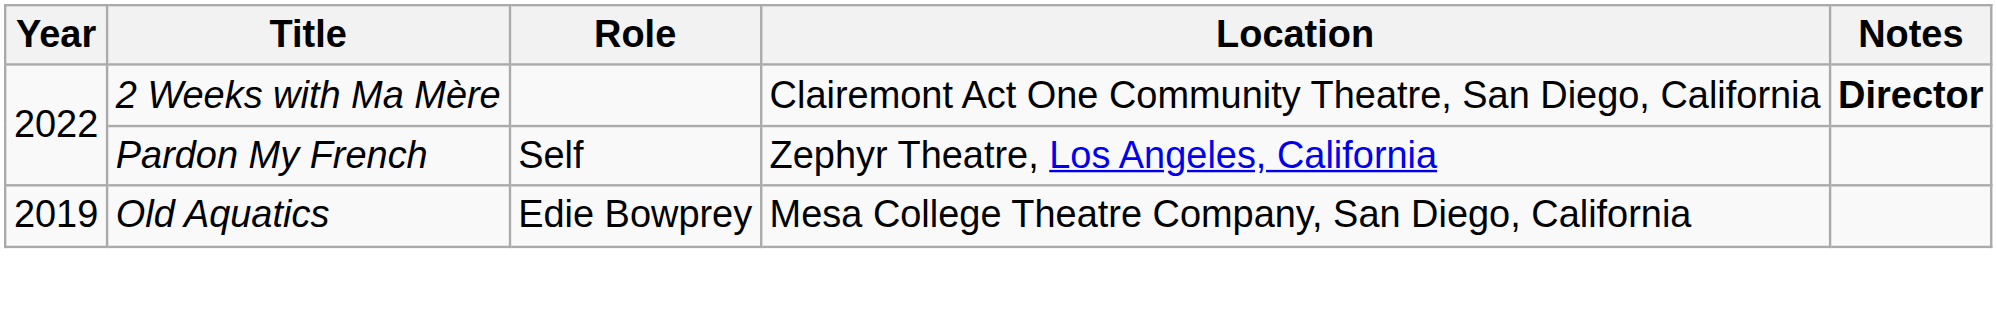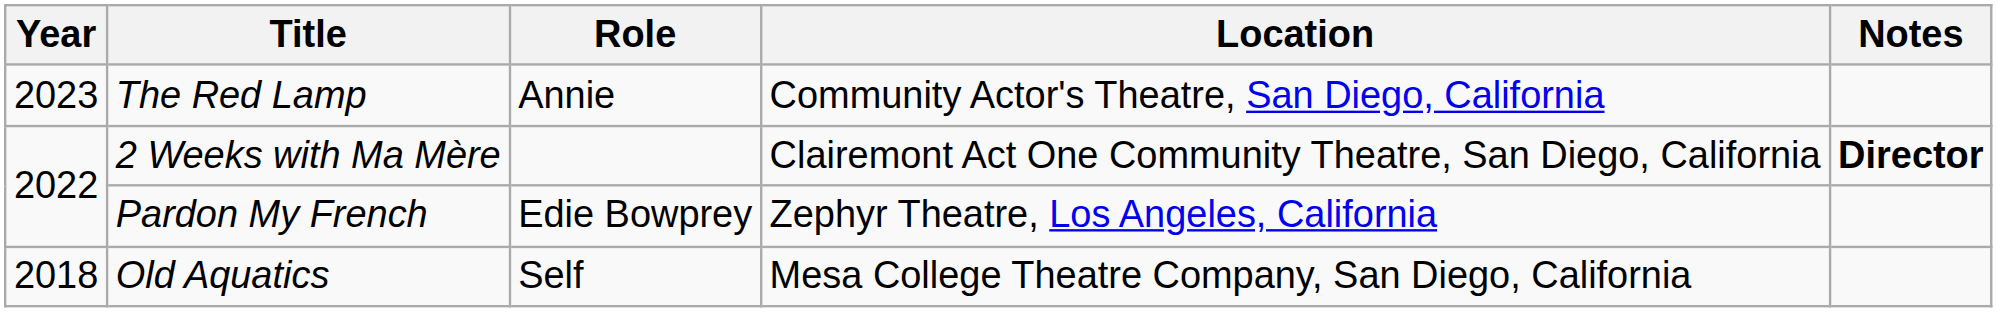+ row: (241, 94)
(551, 154) Self -> (635, 214) Edie Bowprey
(56, 214) 2019 -> (56, 275) 2018
(635, 214) Edie Bowprey -> (551, 275) Self
